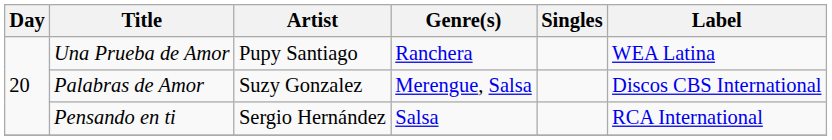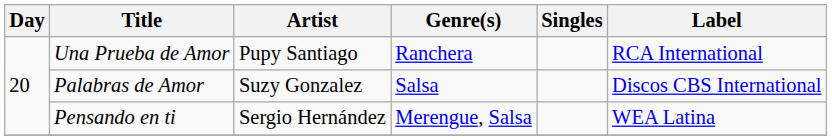(664, 53) WEA Latina -> (687, 53) RCA International
(464, 85) Merengue, Salsa -> (417, 85) Salsa
(417, 118) Salsa -> (464, 118) Merengue, Salsa
(687, 118) RCA International -> (664, 118) WEA Latina
